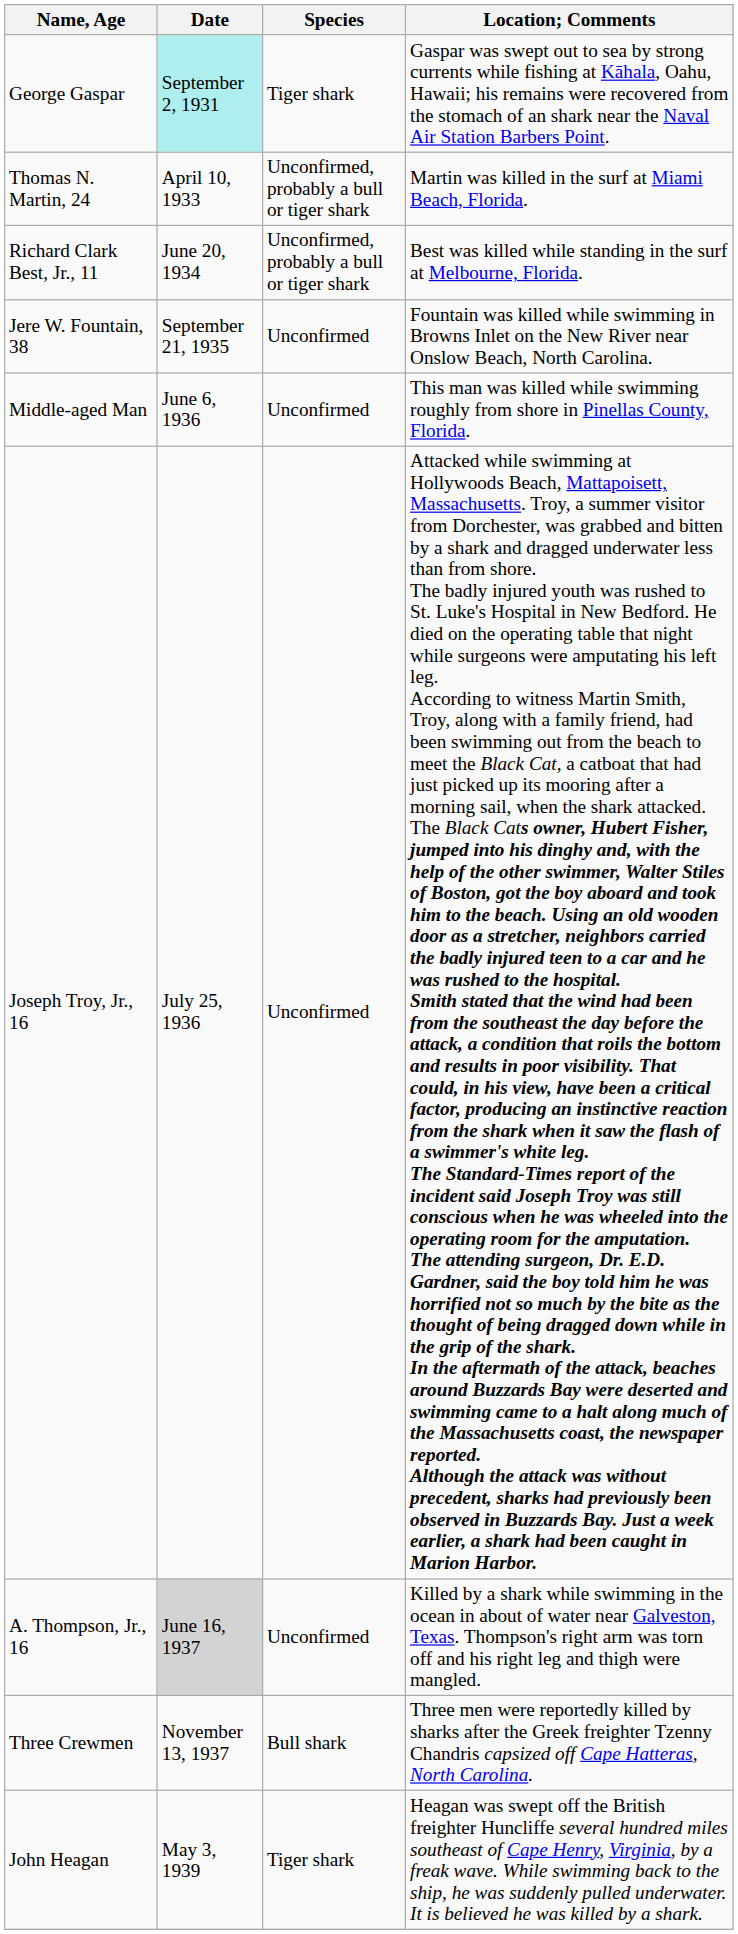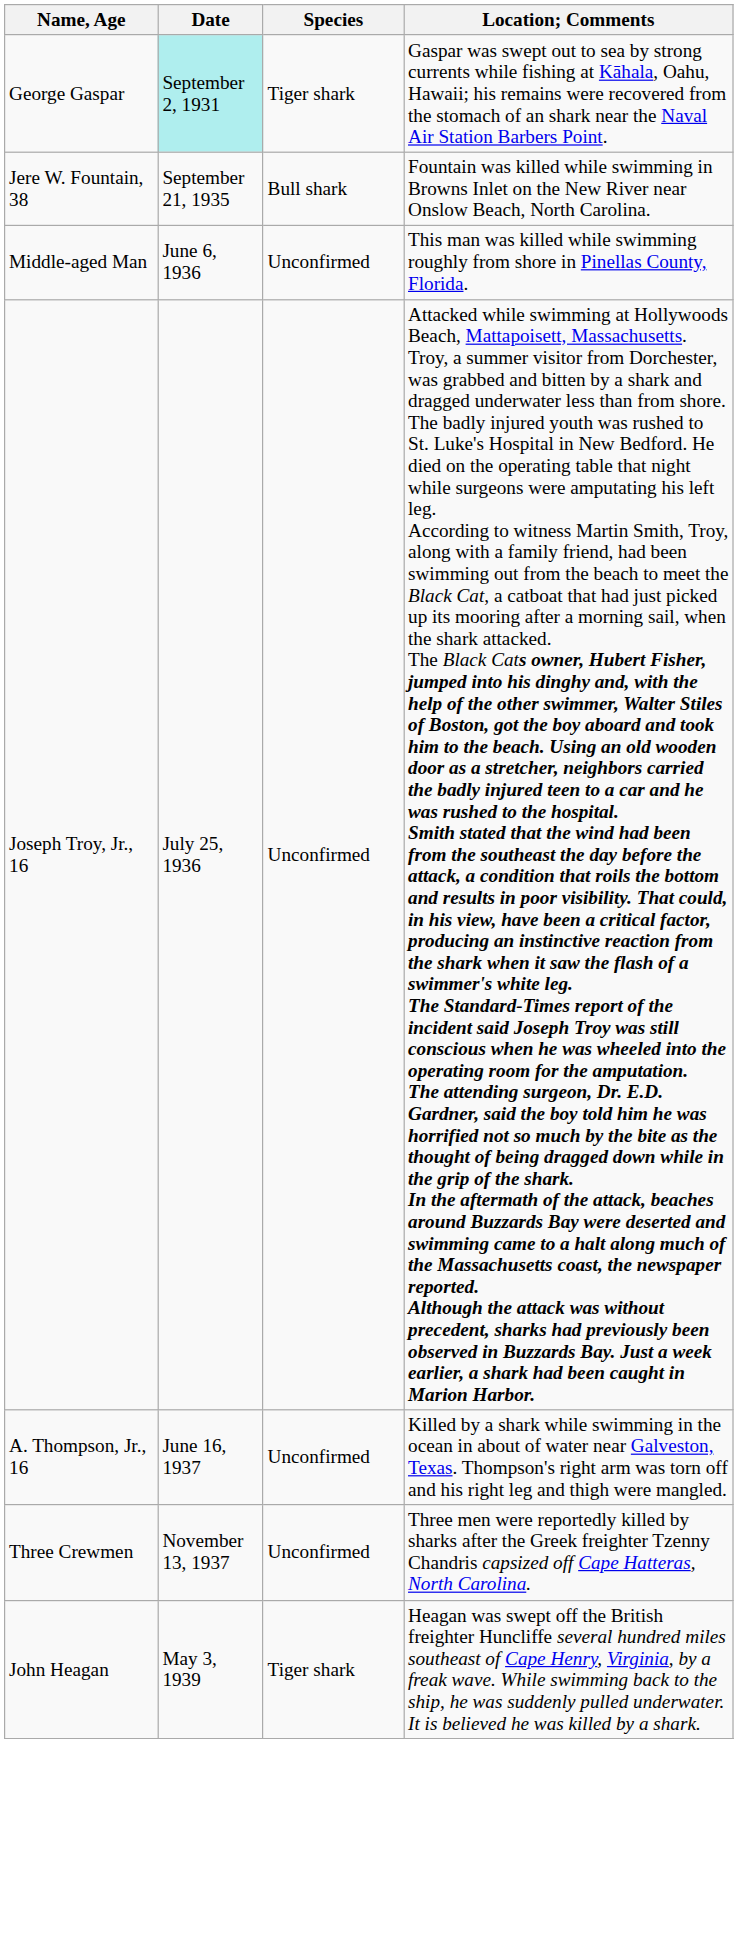- row: (52, 188)
- row: (63, 262)
(318, 335) Unconfirmed -> (307, 188) Bull shark
(194, 1636) lightgrey background -> (194, 1457) no background
(307, 1742) Bull shark -> (319, 1552) Unconfirmed
